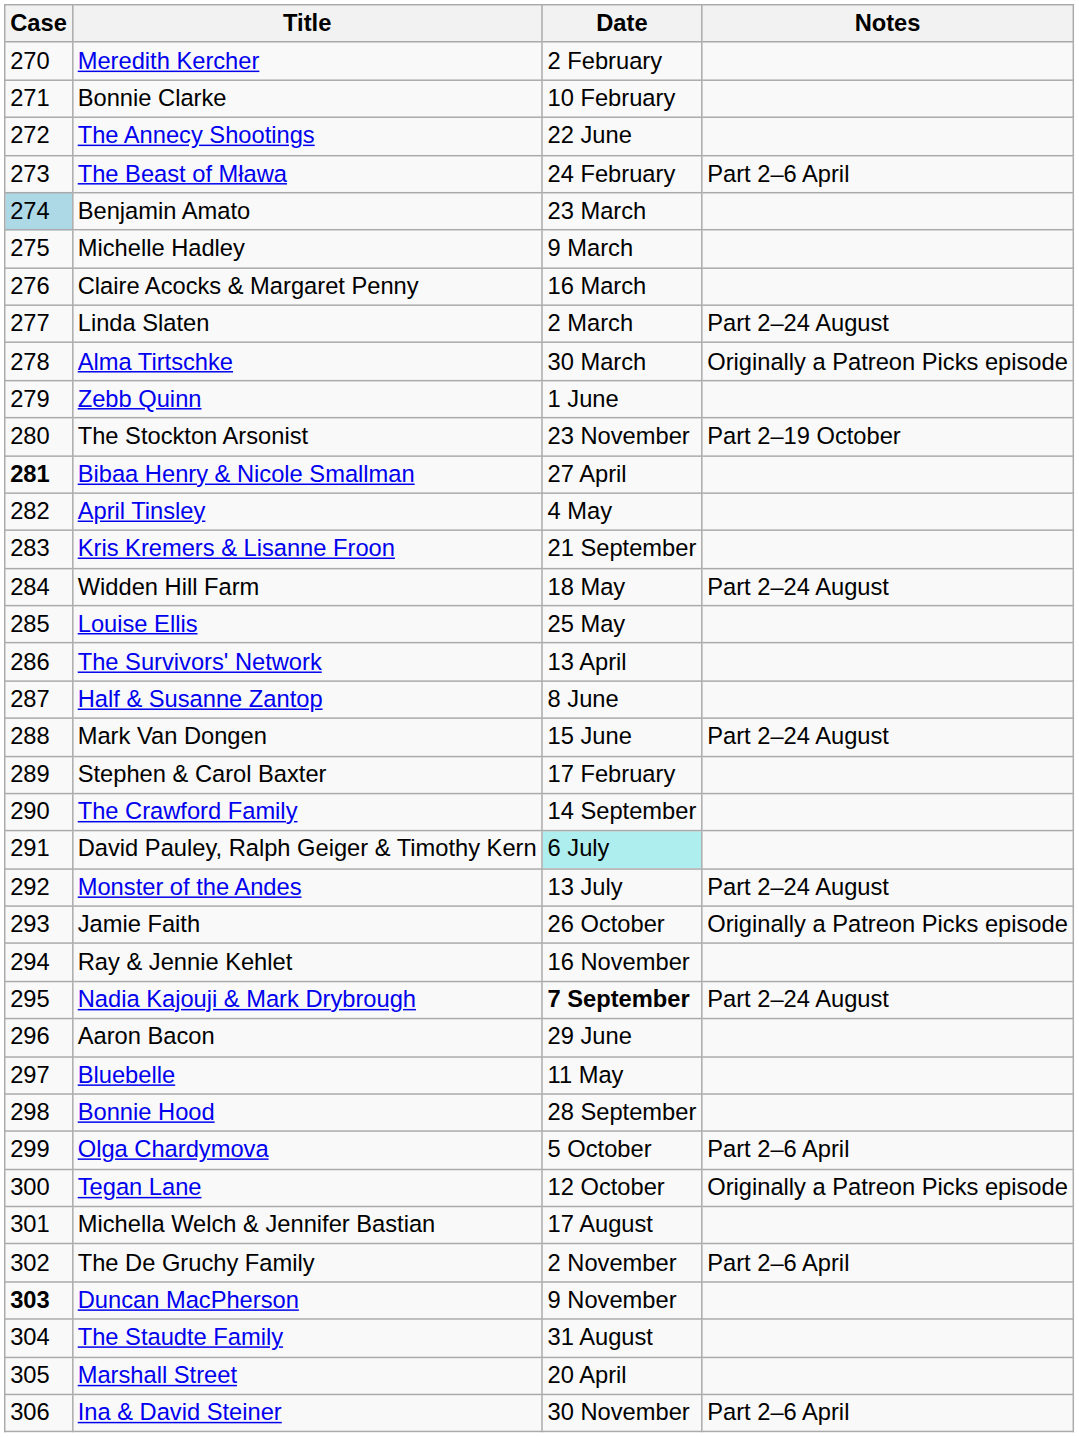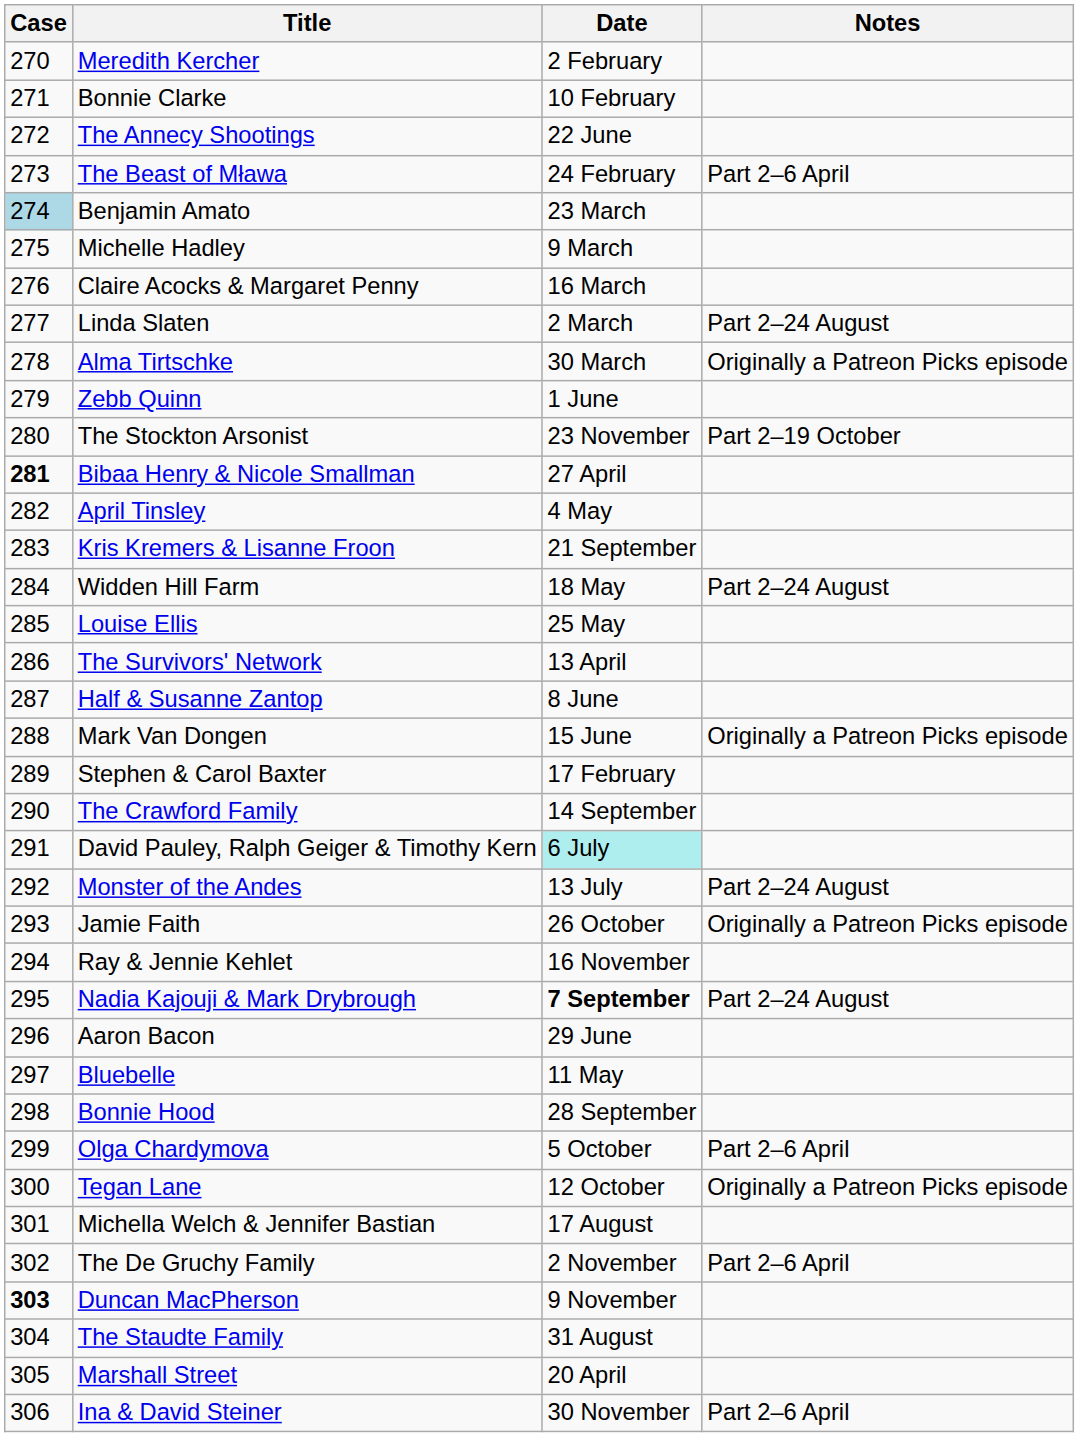(798, 736) Part 2–24 August -> (888, 736) Originally a Patreon Picks episode
